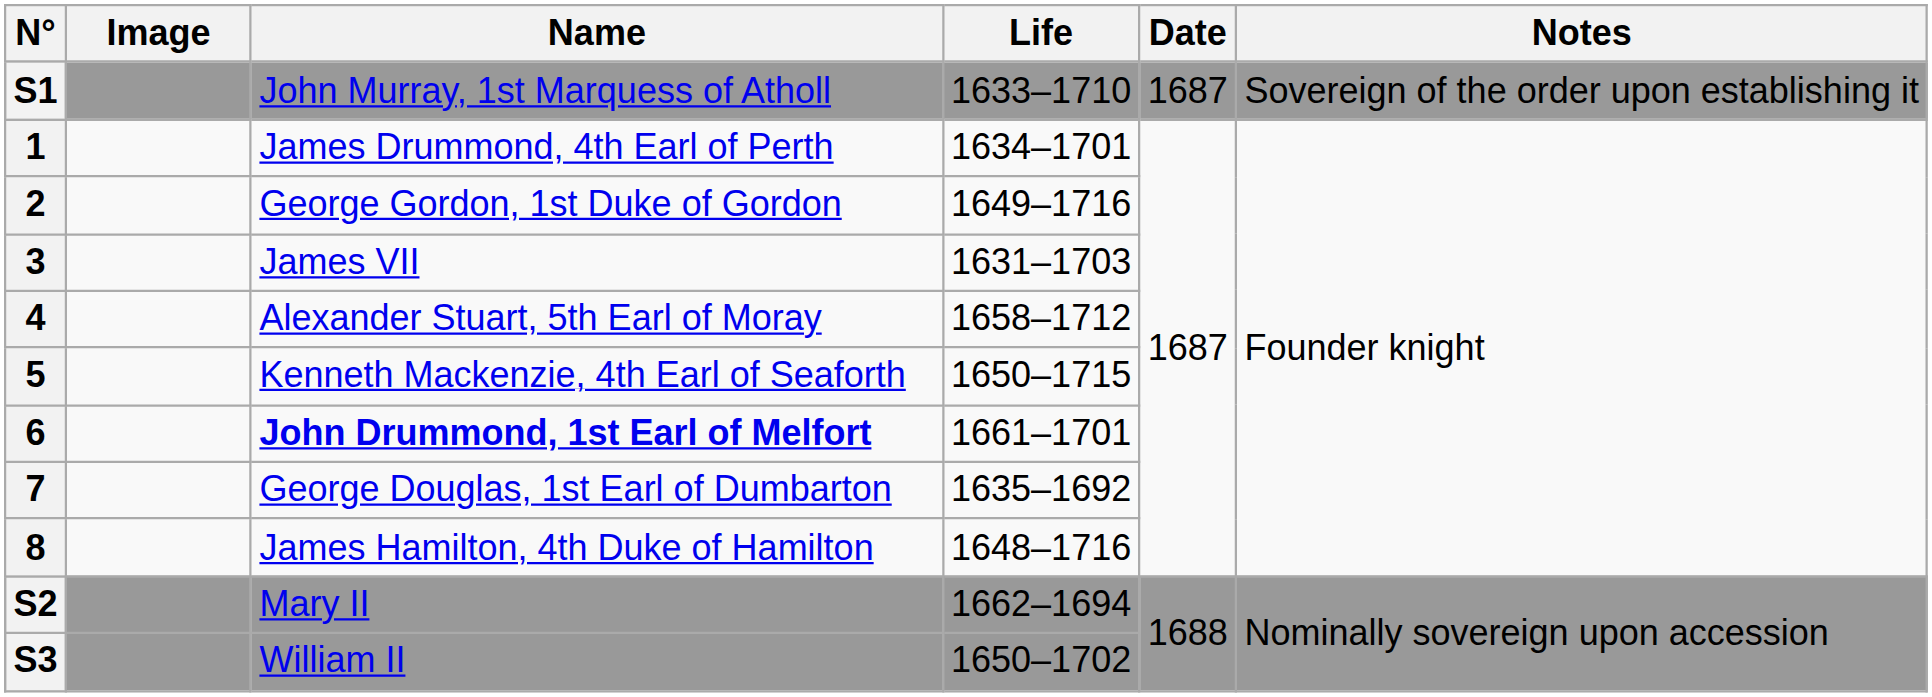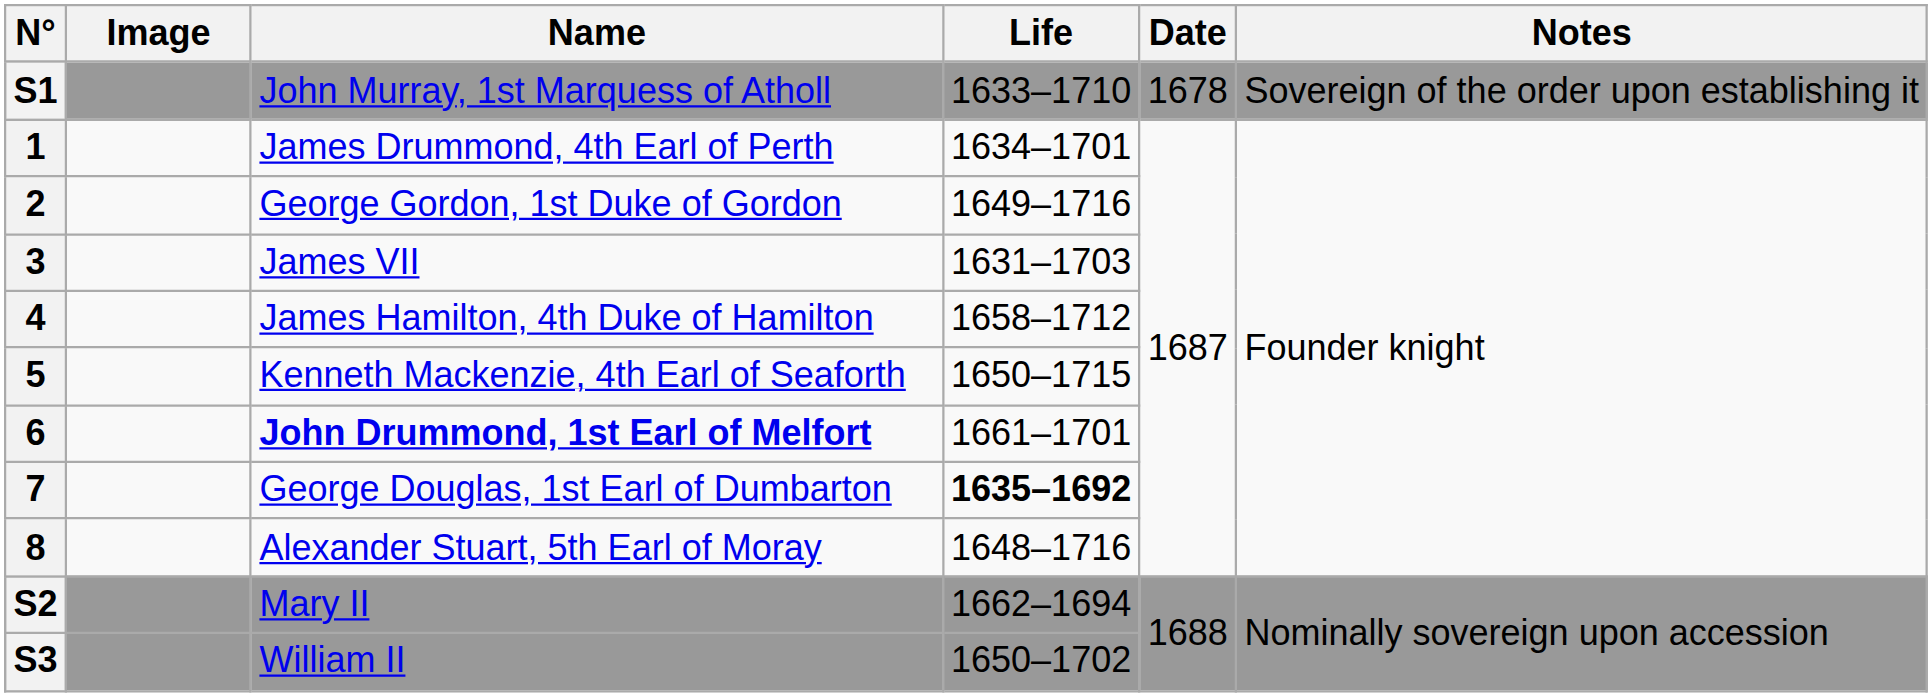(1188, 90) 1687 -> (1188, 90) 1678
(541, 318) Alexander Stuart, 5th Earl of Moray -> (567, 318) James Hamilton, 4th Duke of Hamilton
(1041, 489) normal -> (1041, 489) bold
(567, 546) James Hamilton, 4th Duke of Hamilton -> (541, 546) Alexander Stuart, 5th Earl of Moray
